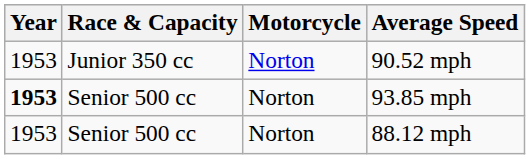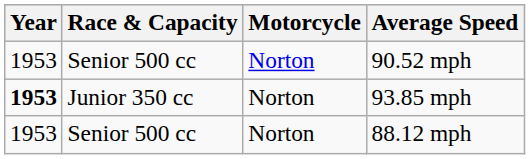(131, 60) Junior 350 cc -> (132, 60) Senior 500 cc
(132, 97) Senior 500 cc -> (131, 97) Junior 350 cc
